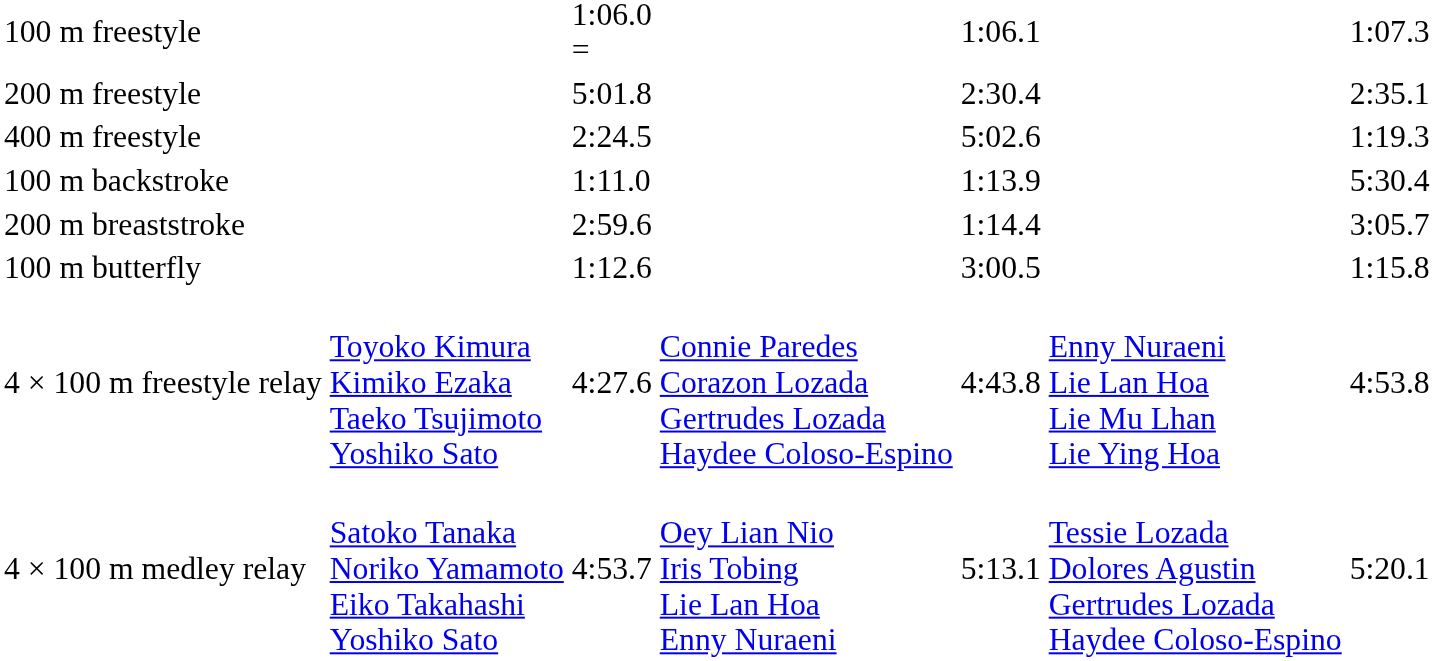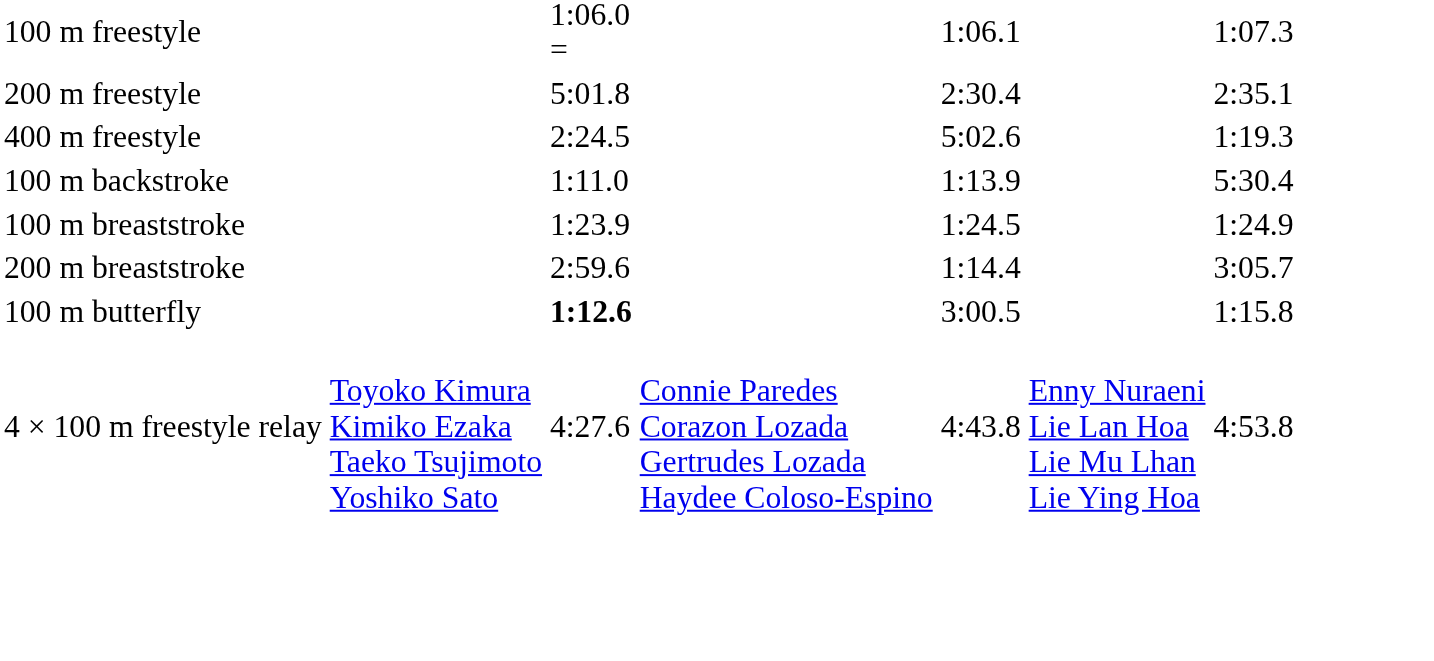+ row: (124, 224)
(612, 267) normal -> (591, 311) bold
- row: (155, 568)
